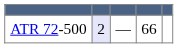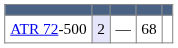(149, 28) 66 -> (149, 28) 68
